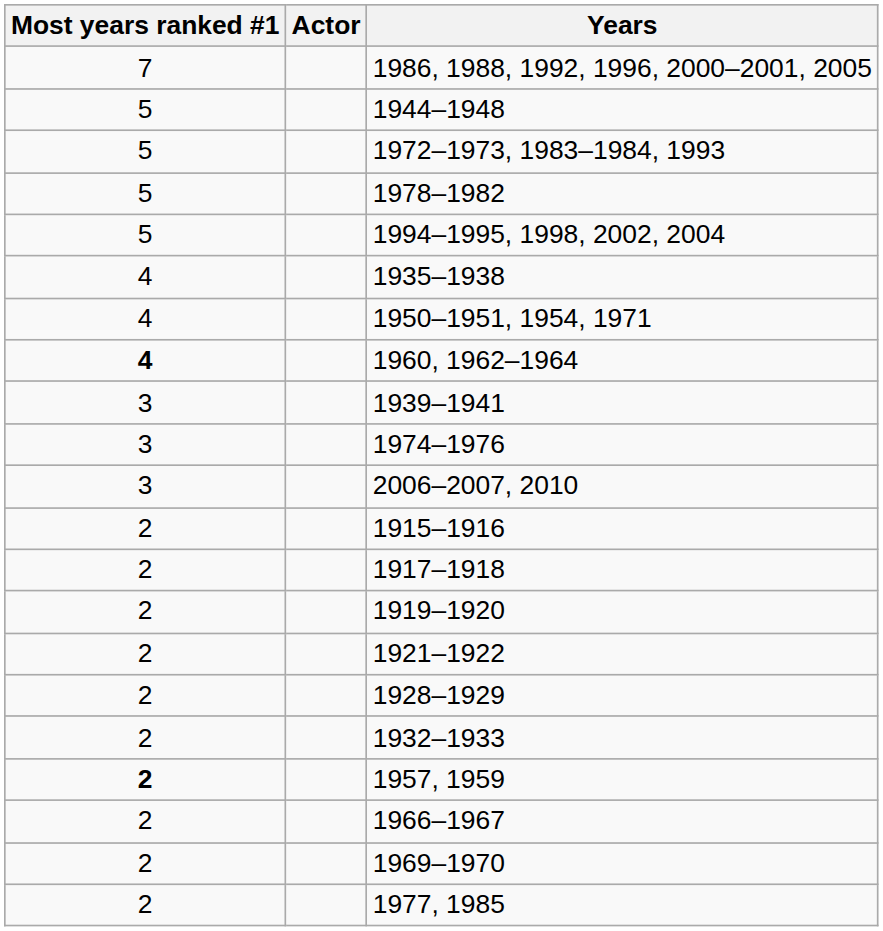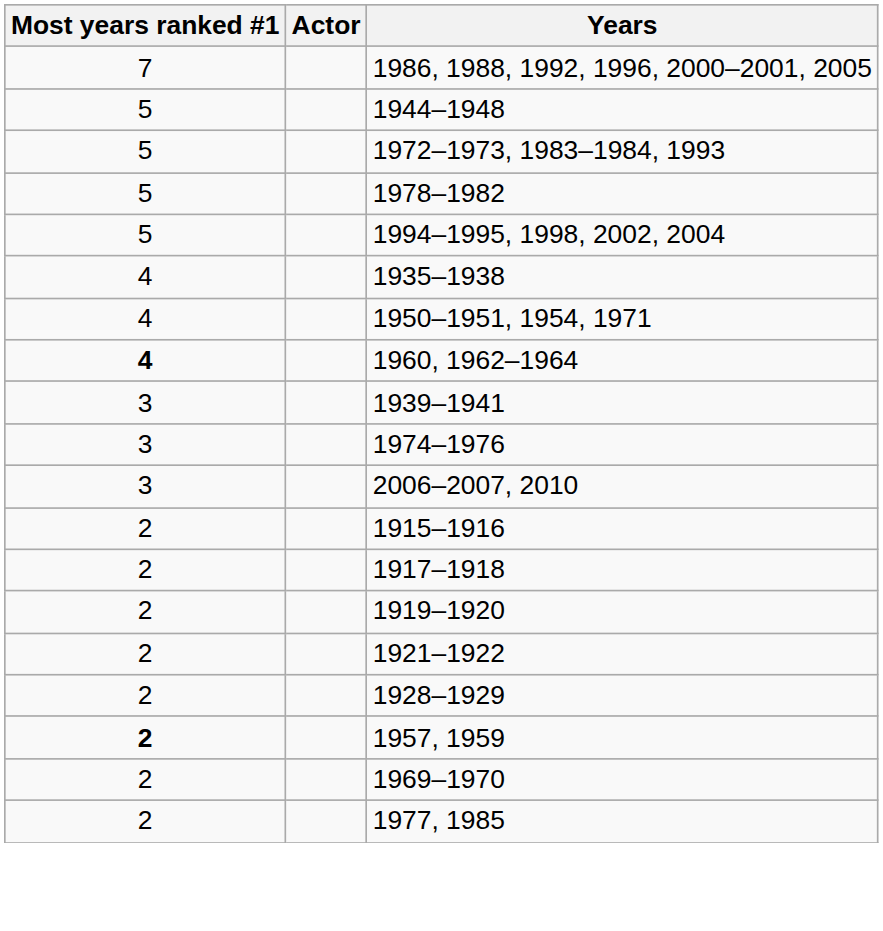- row: (439, 737)
- row: (439, 820)
